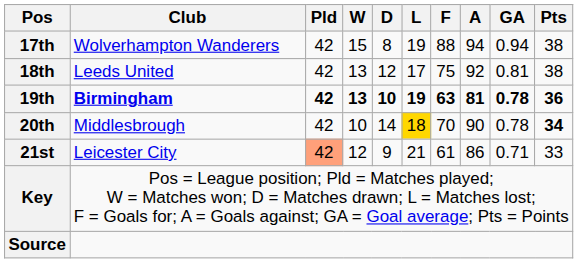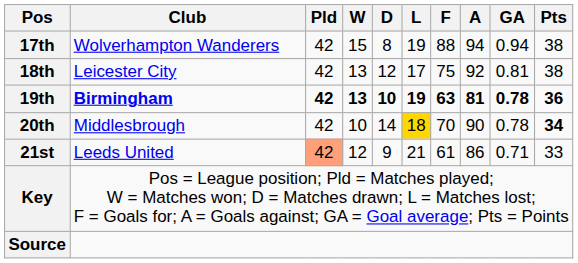(124, 71) Leeds United -> (125, 71) Leicester City
(125, 152) Leicester City -> (124, 152) Leeds United
